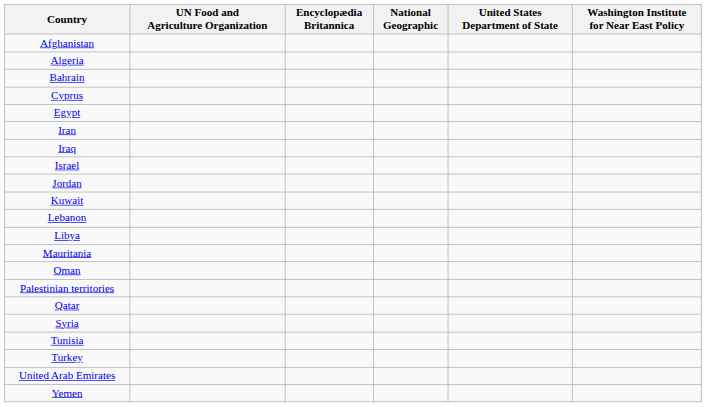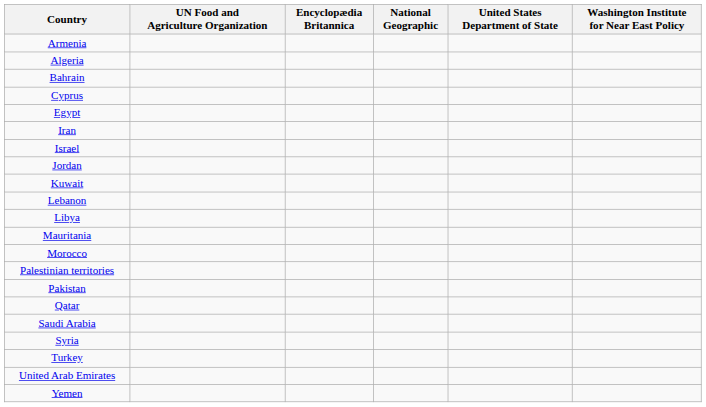+ row: (67, 43)
- row: (67, 43)
- row: (67, 148)
+ row: (67, 253)
- row: (67, 270)
+ row: (67, 288)
+ row: (67, 323)
- row: (67, 340)
